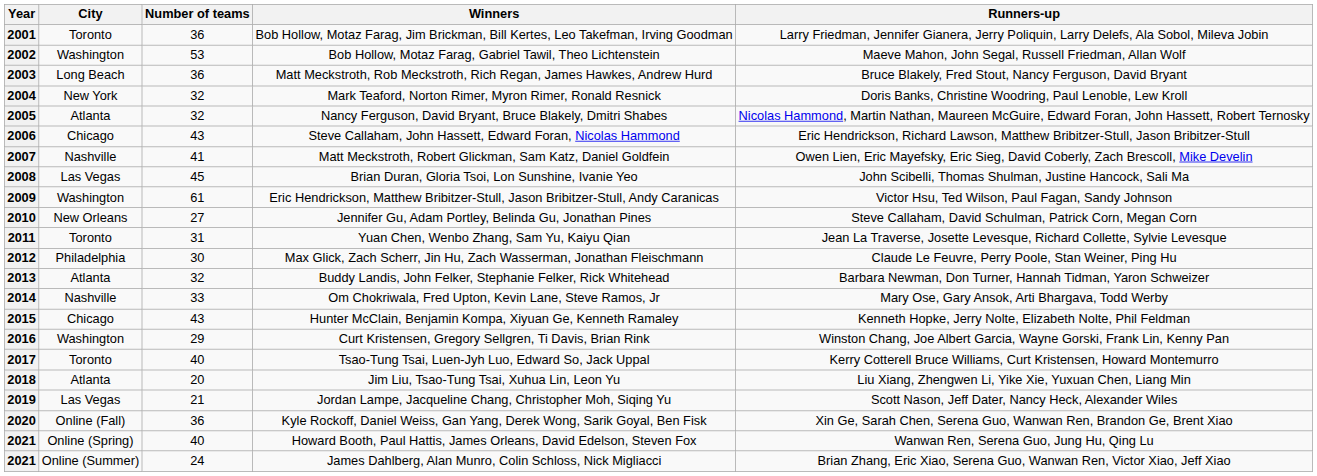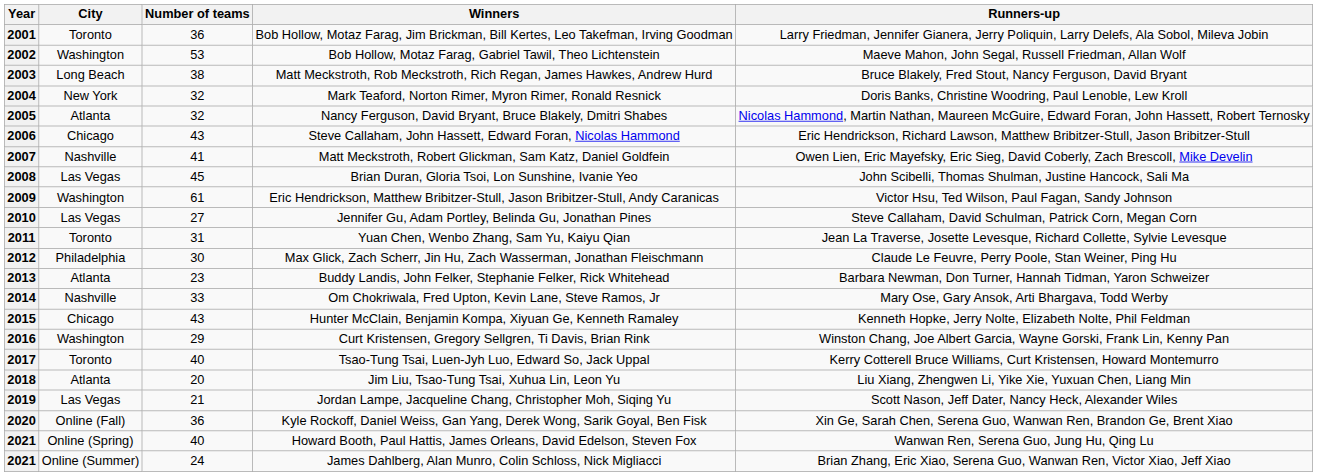(197, 75) 36 -> (197, 75) 38
(90, 217) New Orleans -> (90, 217) Las Vegas
(197, 278) 32 -> (197, 278) 23
